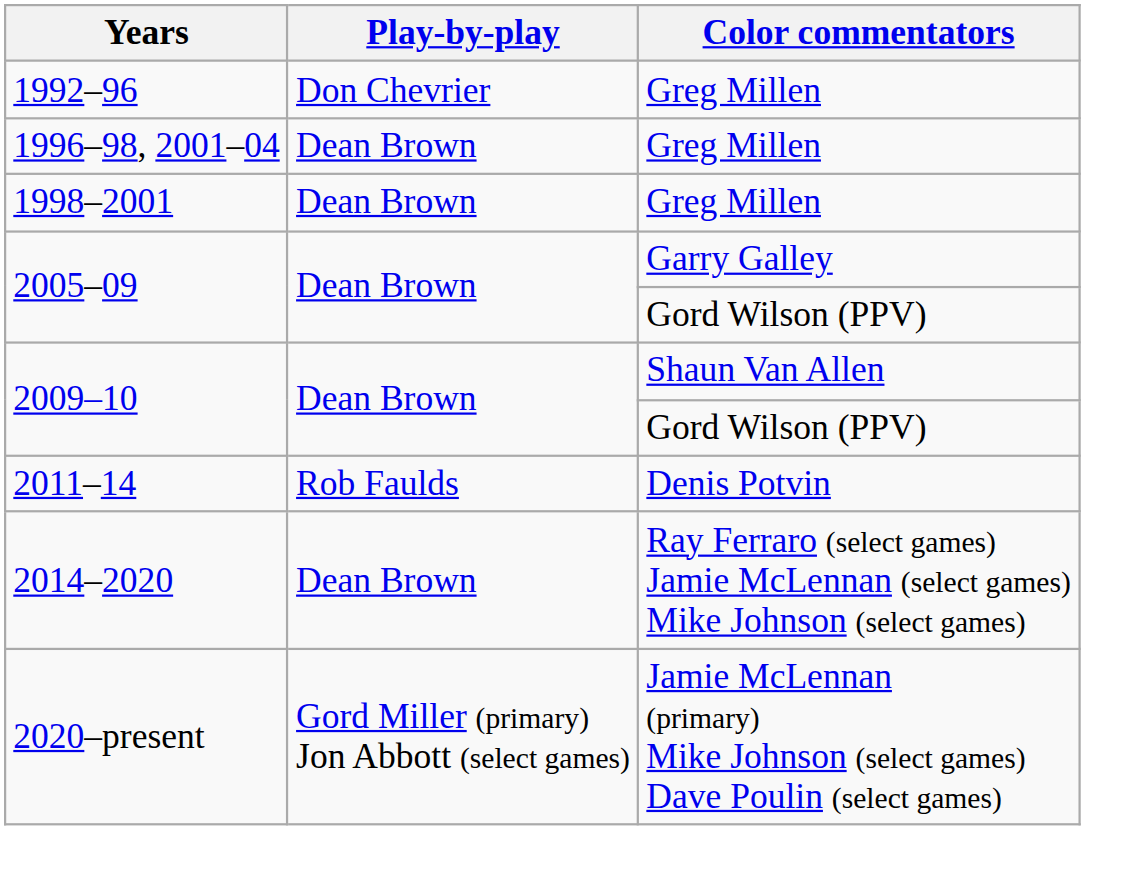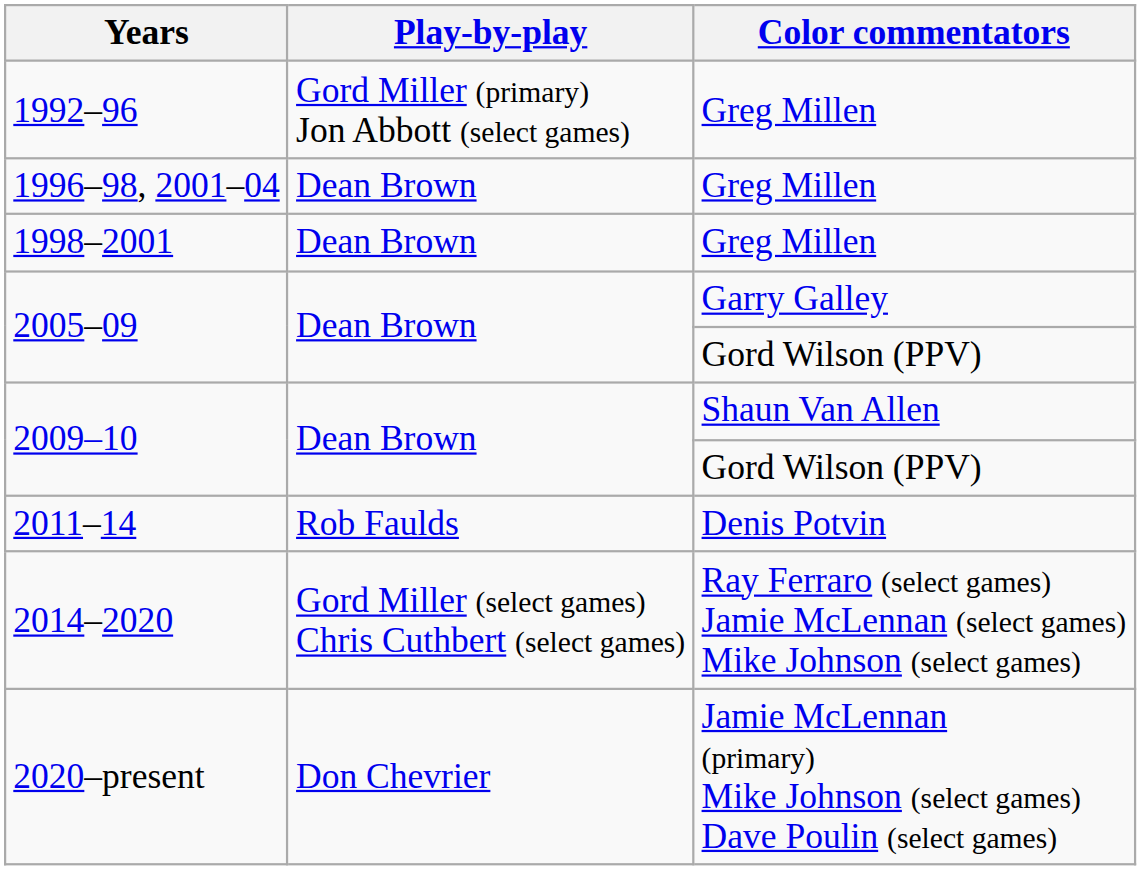(393, 88) Don Chevrier -> (463, 108) Gord Miller (primary) Jon Abbott (select games)
(386, 579) Dean Brown -> (491, 619) Gord Miller (select games) Chris Cuthbert (select games)
(463, 735) Gord Miller (primary) Jon Abbott (select games) -> (393, 775) Don Chevrier
